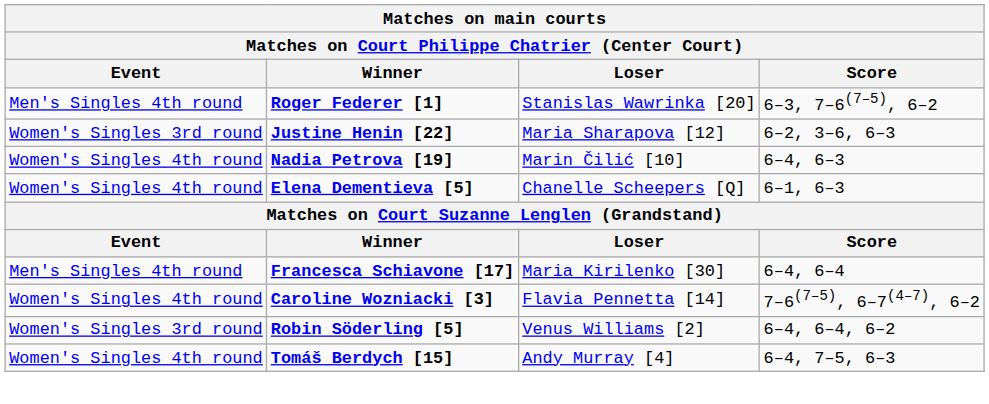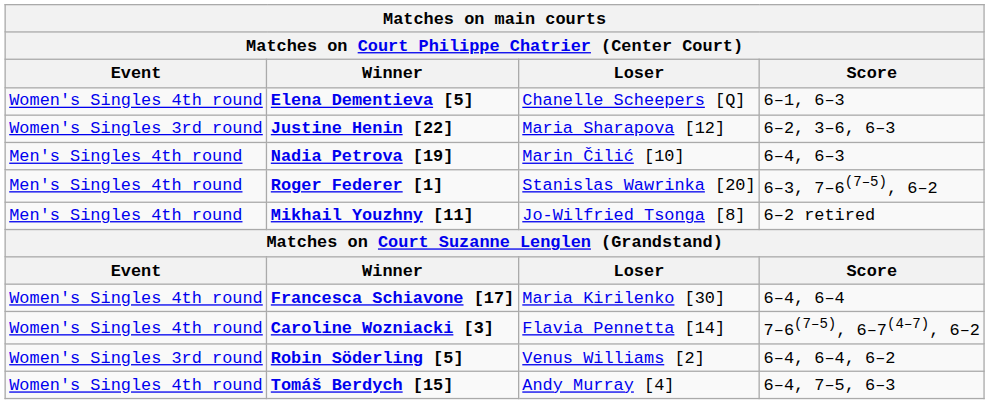rows swapped: (372, 188) <-> (357, 103)
(136, 160) Women's Singles 4th round -> (126, 156) Men's Singles 4th round
+ row: (372, 216)
(126, 271) Men's Singles 4th round -> (136, 298) Women's Singles 4th round
